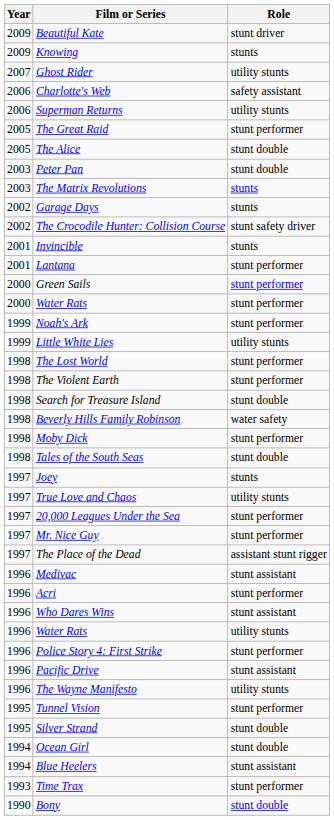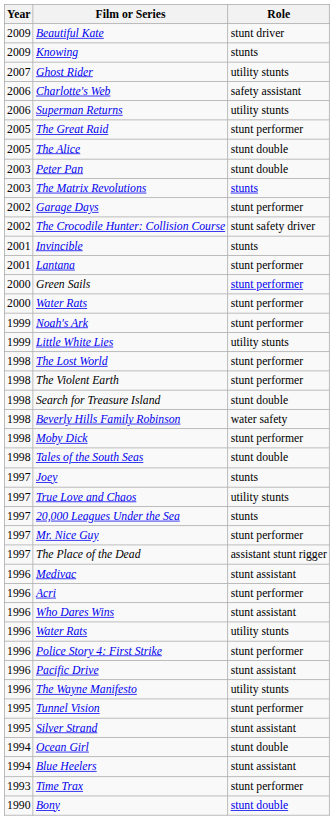(244, 207) stunts -> (267, 207) stunt performer
(267, 516) stunt performer -> (244, 516) stunts
(259, 728) stunt double -> (263, 728) stunt assistant
